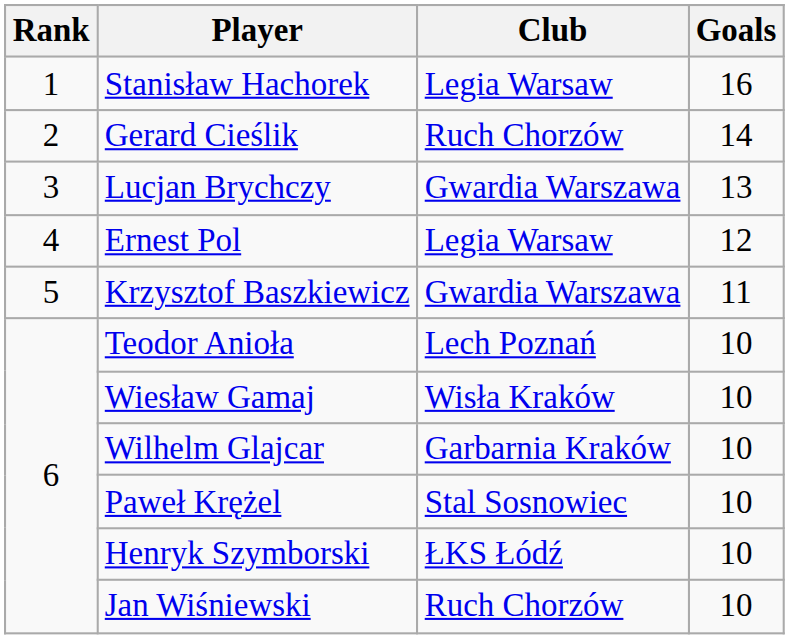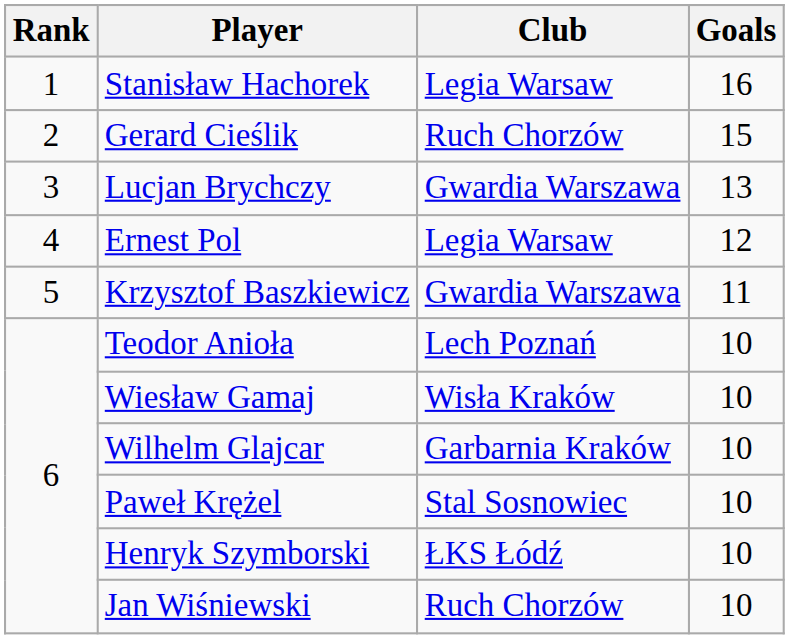(736, 135) 14 -> (736, 135) 15
